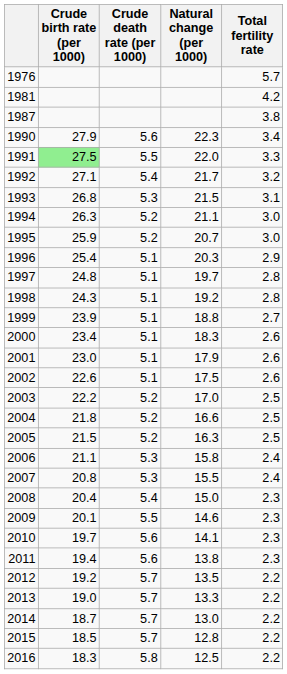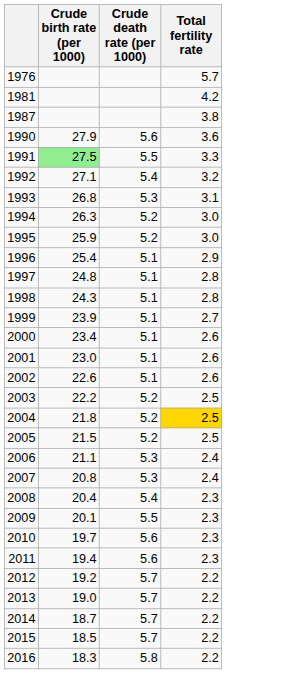- column: (191, 35)
(271, 137) 3.4 -> (210, 137) 3.6
(271, 418) no background -> (210, 418) gold background
